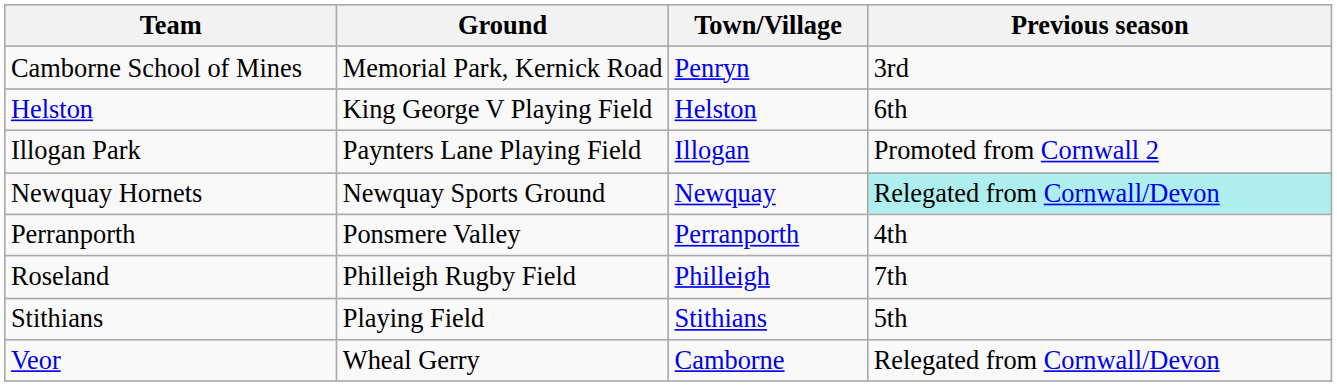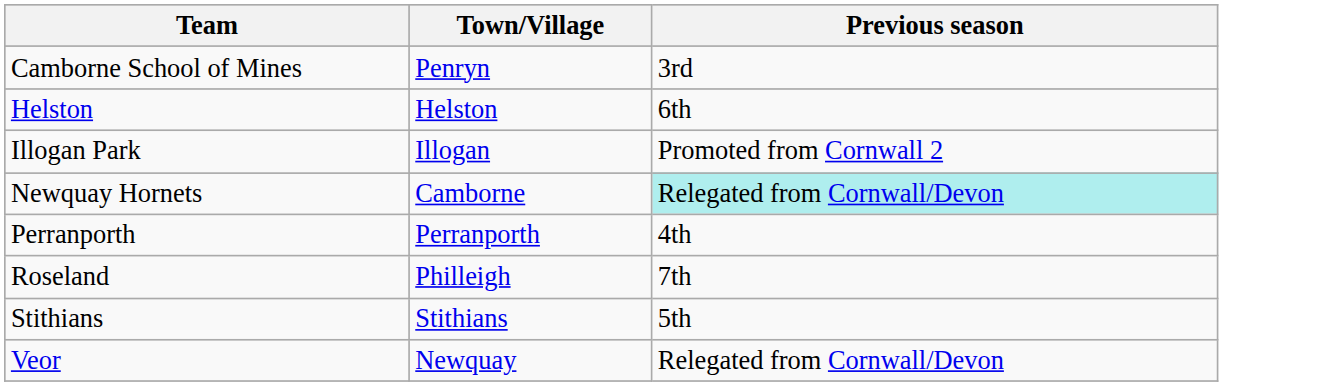- column: (503, 25)
(725, 192) Newquay -> (470, 192) Camborne
(730, 360) Camborne -> (466, 360) Newquay
